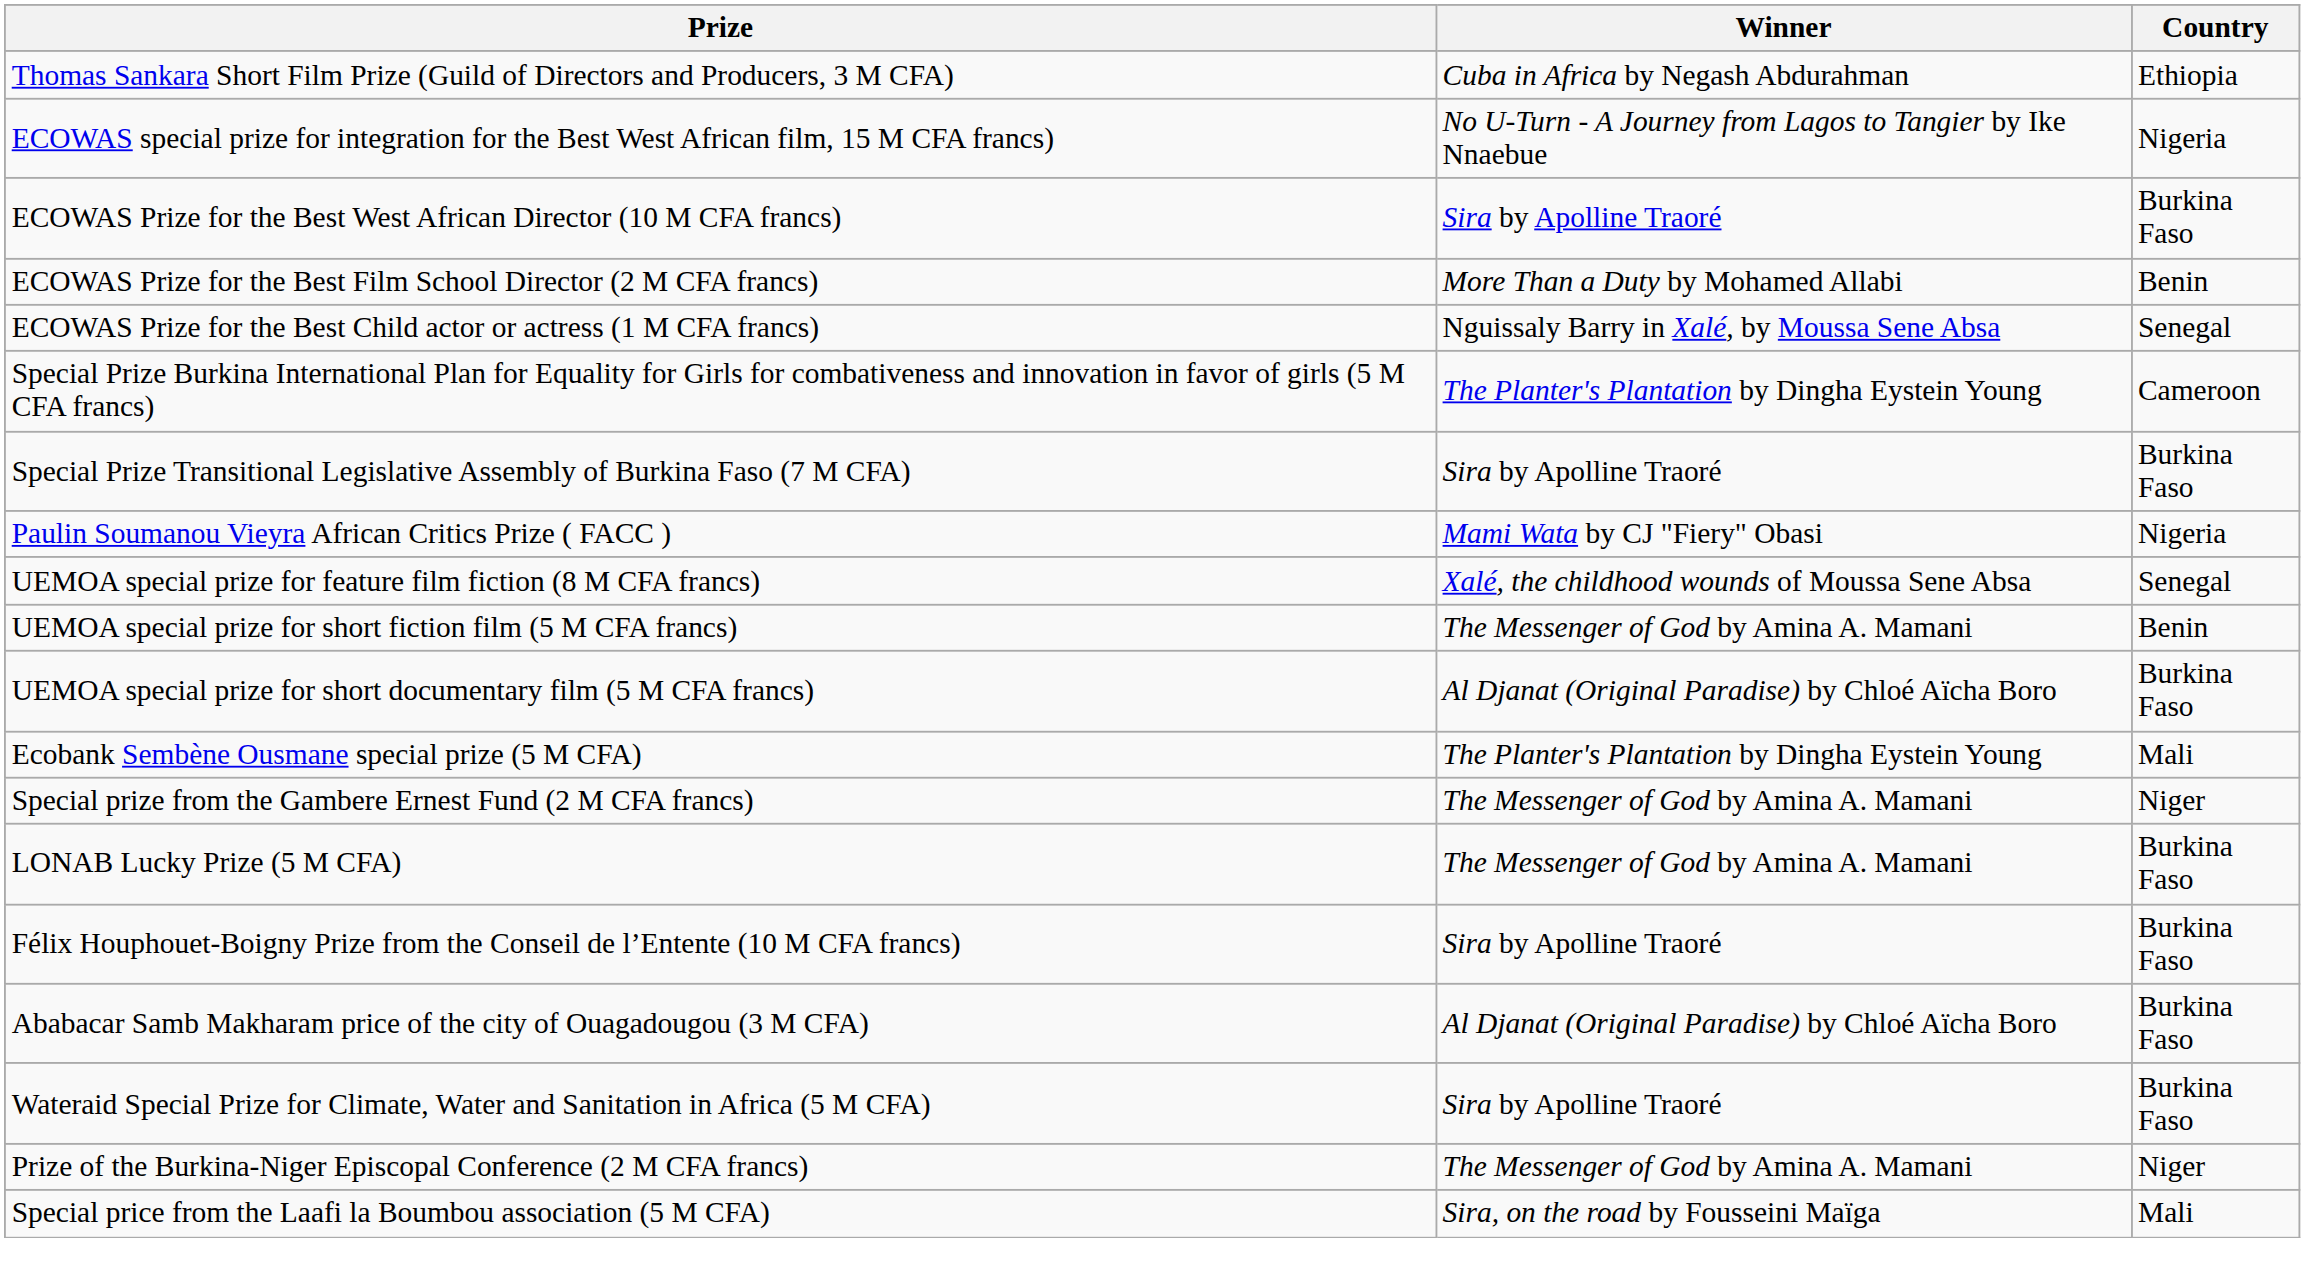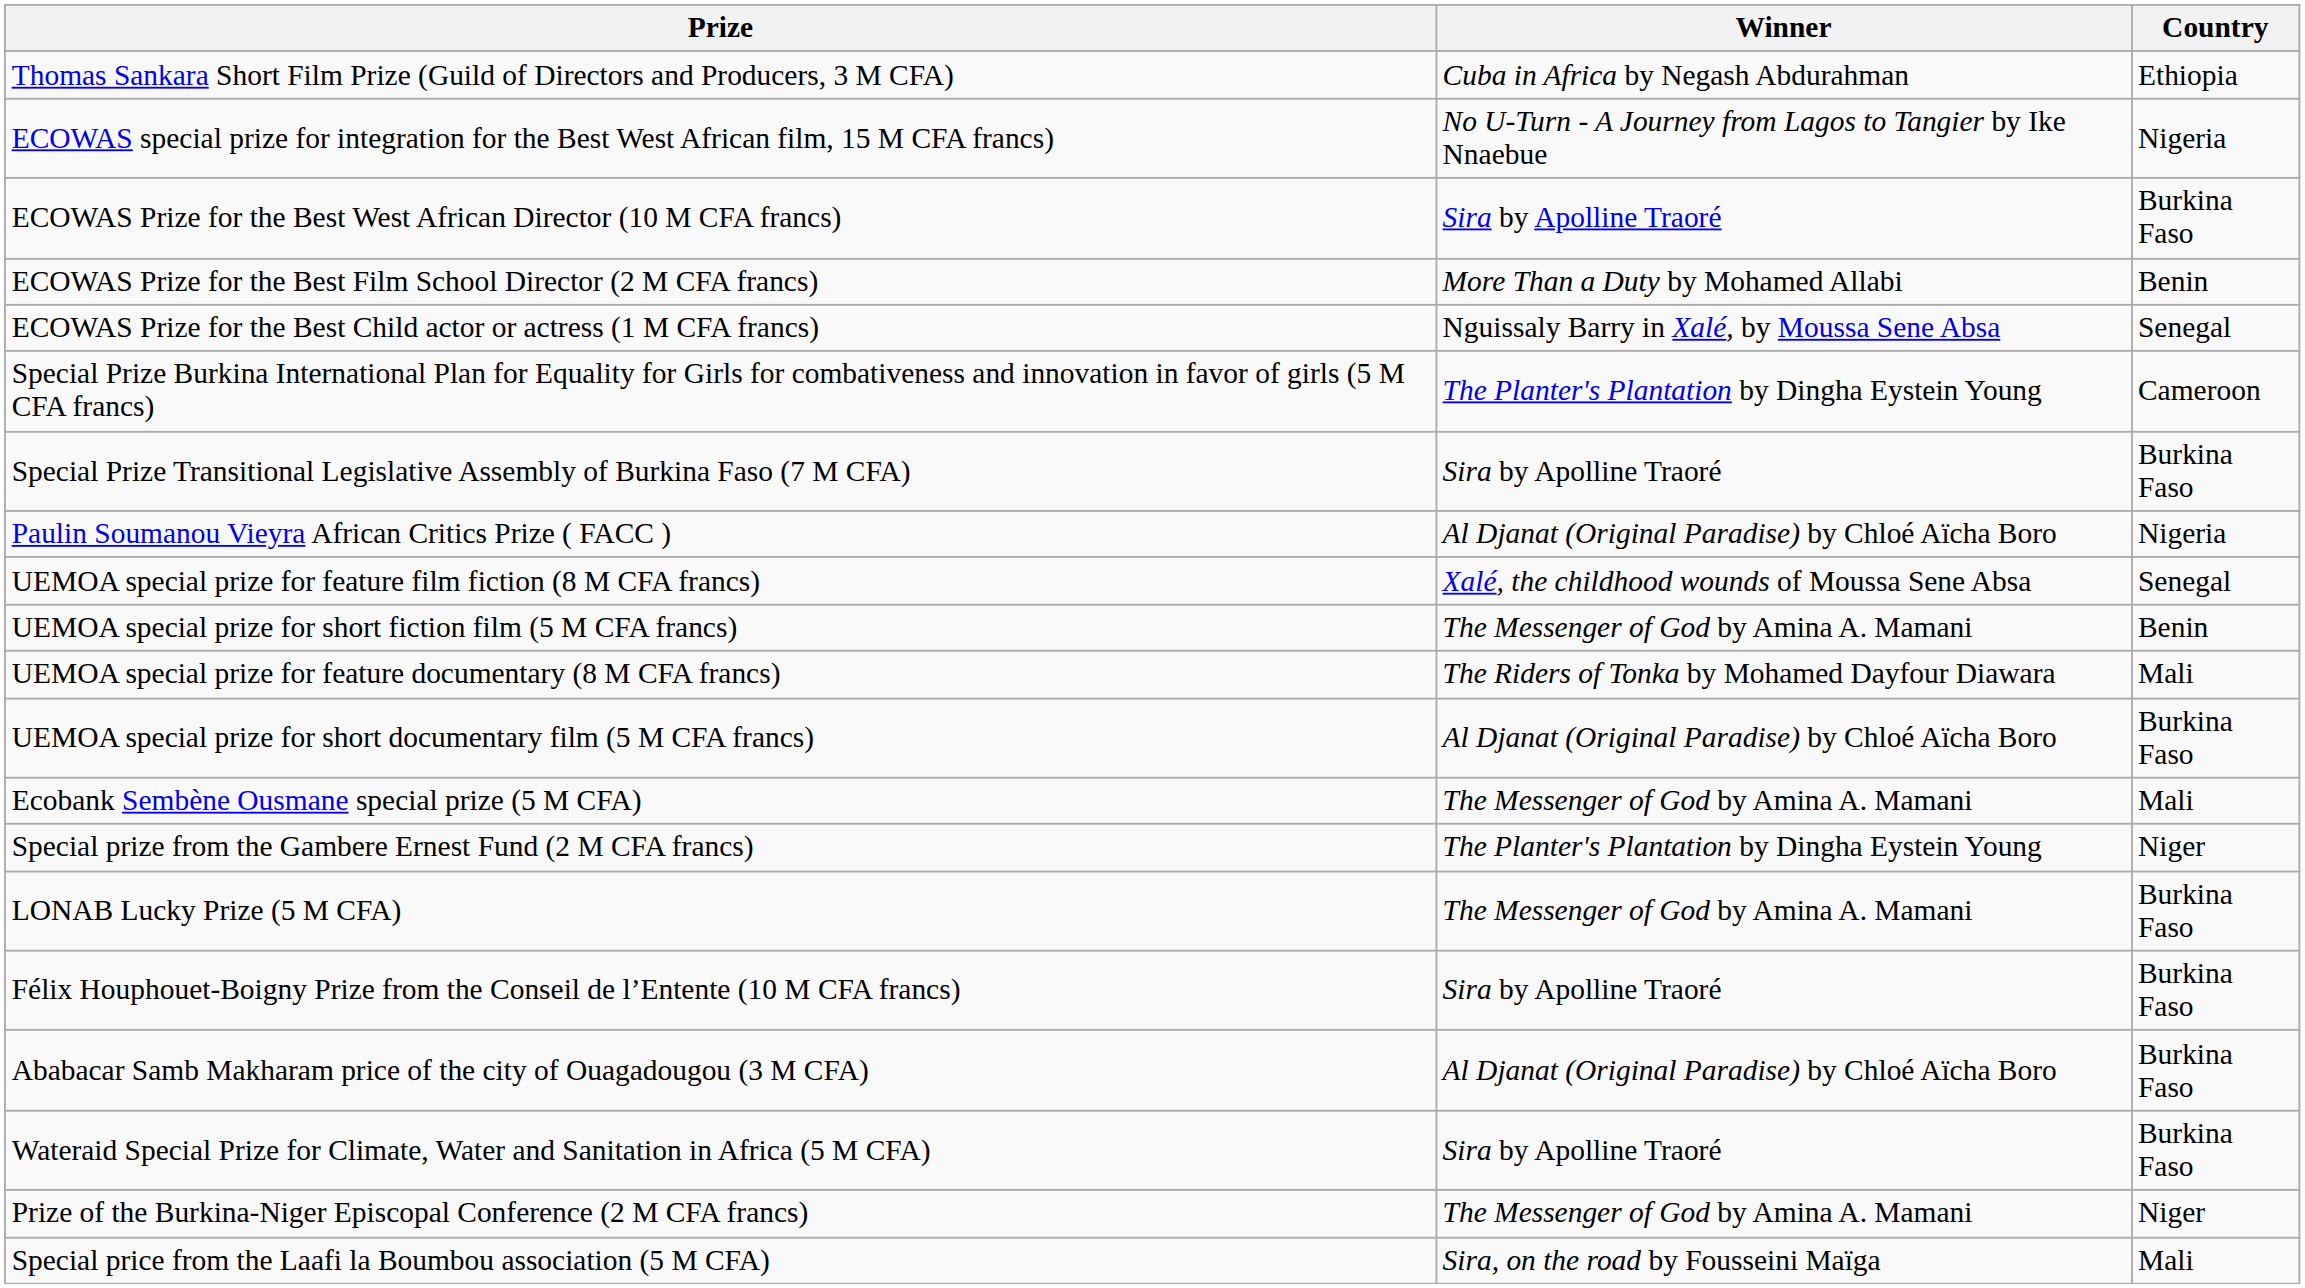(1633, 533) Mami Wata by CJ "Fiery" Obasi -> (1750, 533) Al Djanat (Original Paradise) by Chloé Aïcha Boro
+ row: (396, 673)
(1742, 753) The Planter's Plantation by Dingha Eystein Young -> (1708, 800) The Messenger of God by Amina A. Mamani
(1708, 800) The Messenger of God by Amina A. Mamani -> (1742, 847) The Planter's Plantation by Dingha Eystein Young
